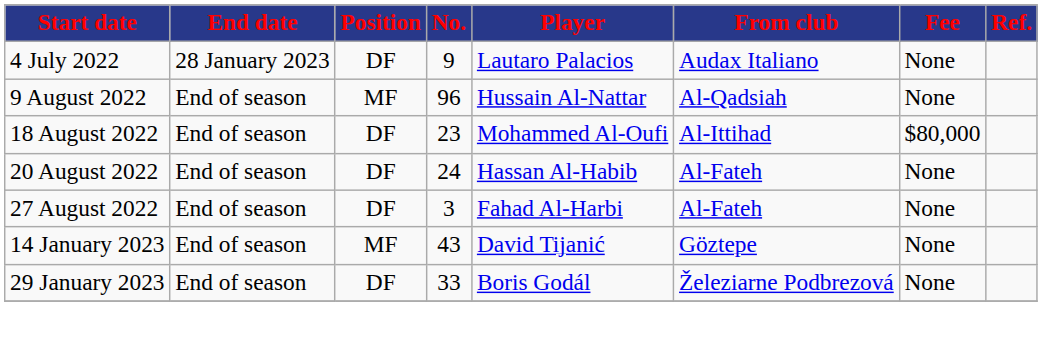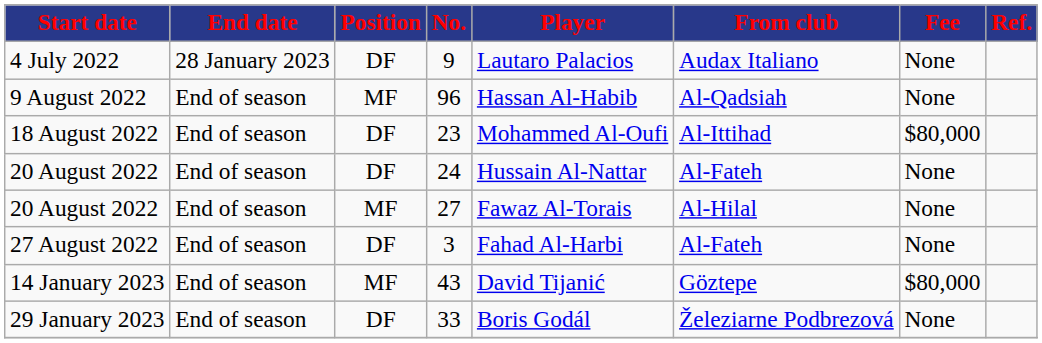(562, 97) Hussain Al-Nattar -> (557, 97) Hassan Al-Habib
(557, 171) Hassan Al-Habib -> (562, 171) Hussain Al-Nattar
+ row: (449, 208)
(930, 245) None -> (942, 282) $80,000
